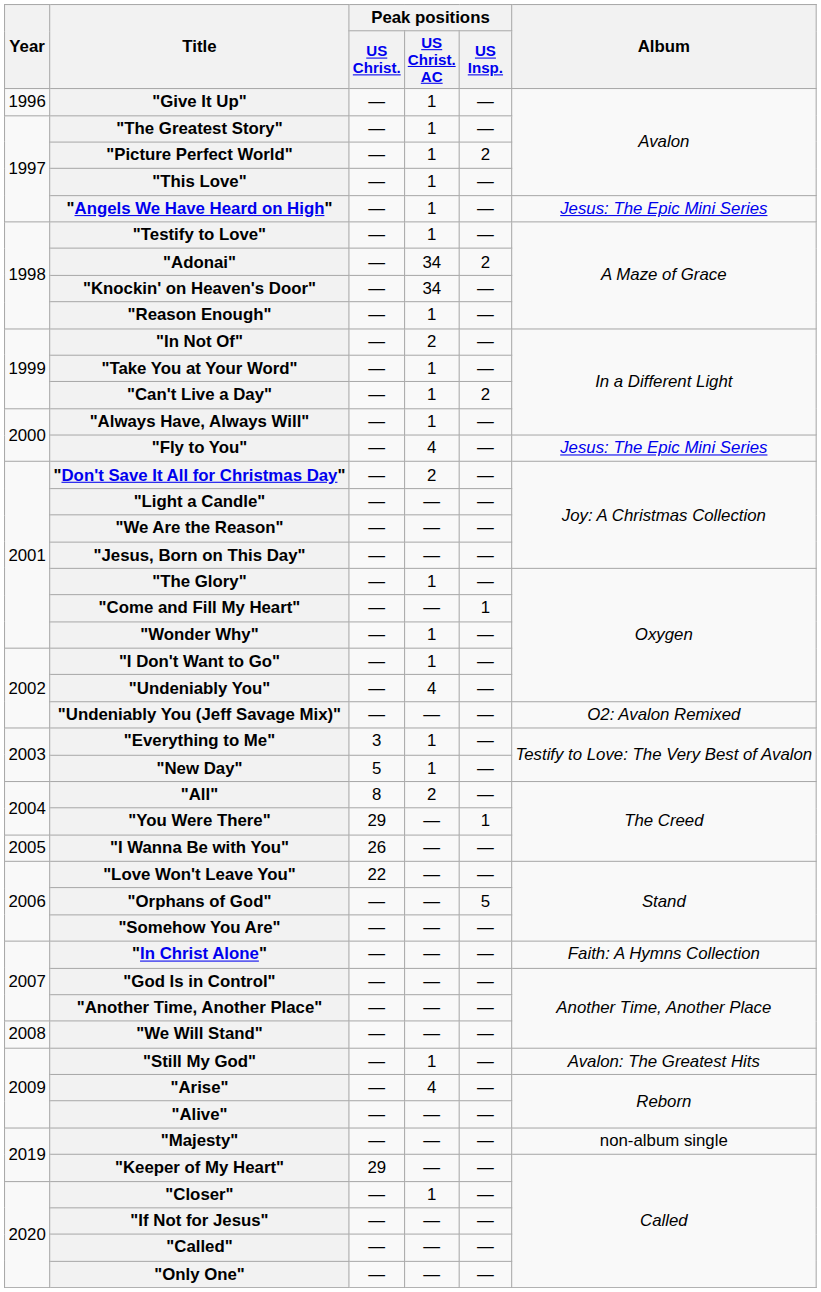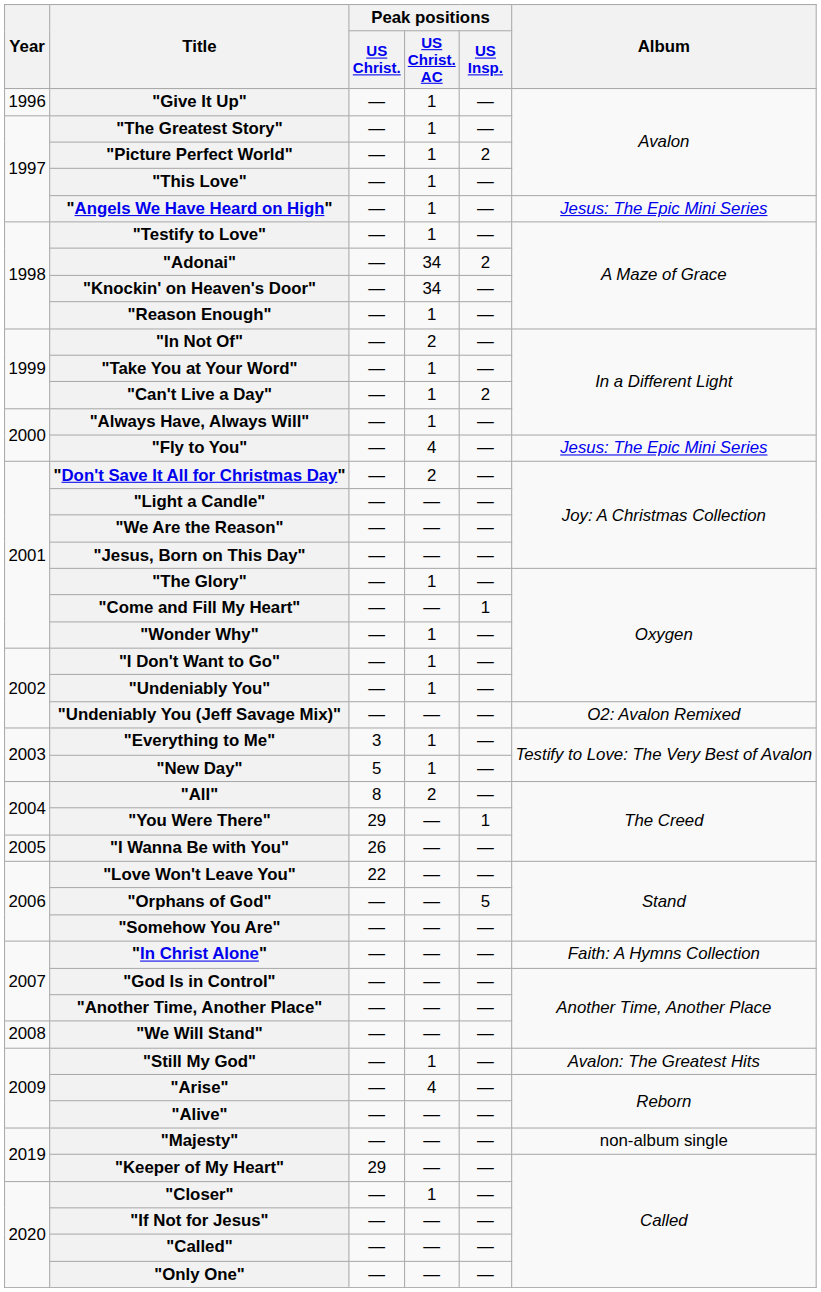(432, 688) 4 -> (432, 688) 1
